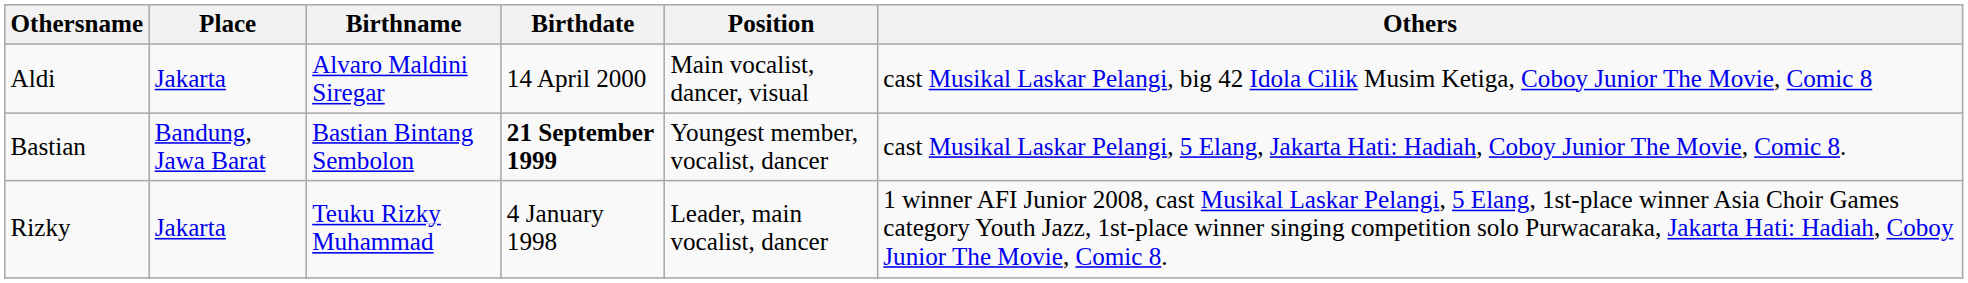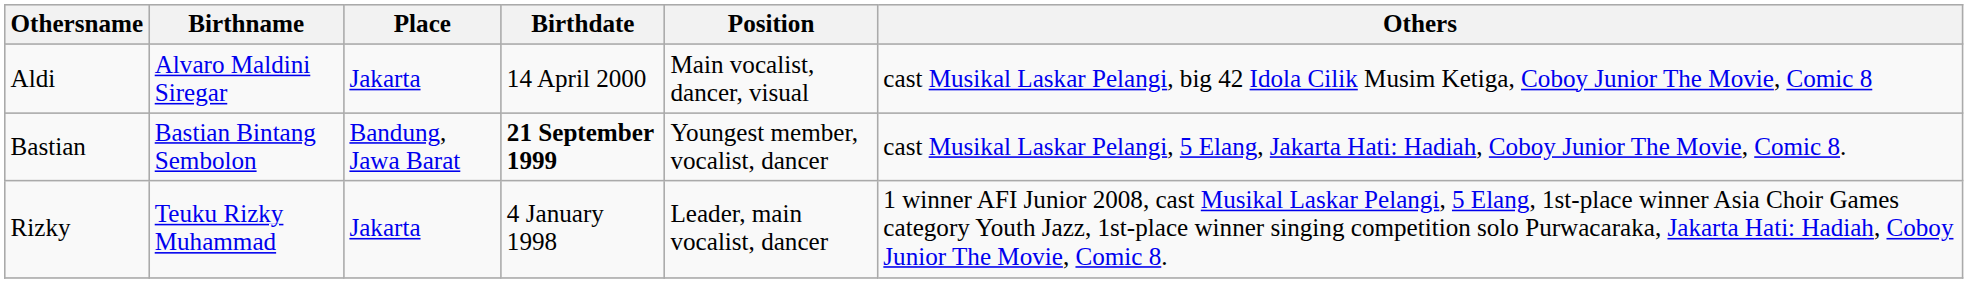columns swapped: (404, 24) <-> (228, 24)
